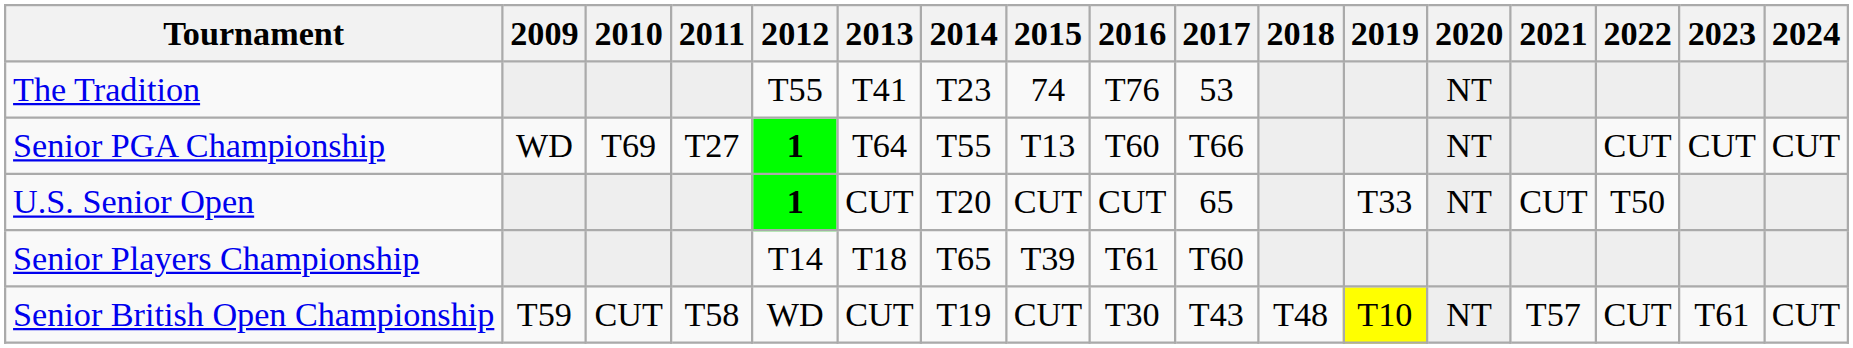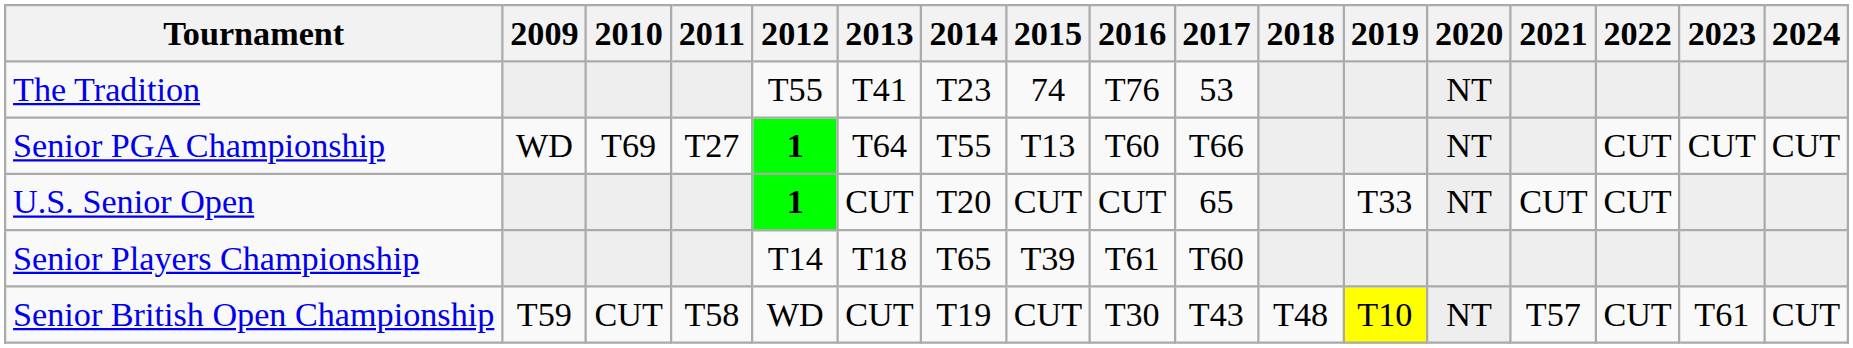(1638, 202) T50 -> (1638, 202) CUT
